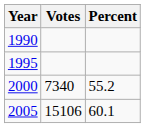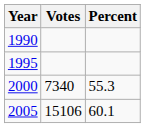(102, 87) 55.2 -> (102, 87) 55.3
